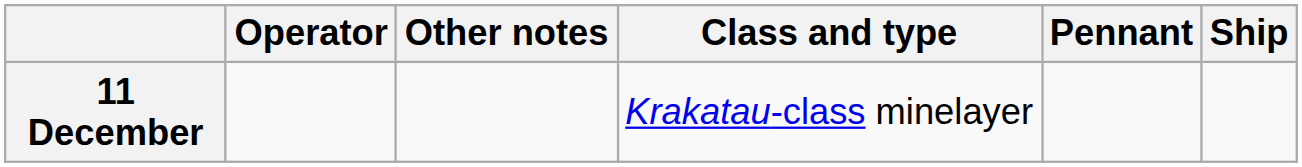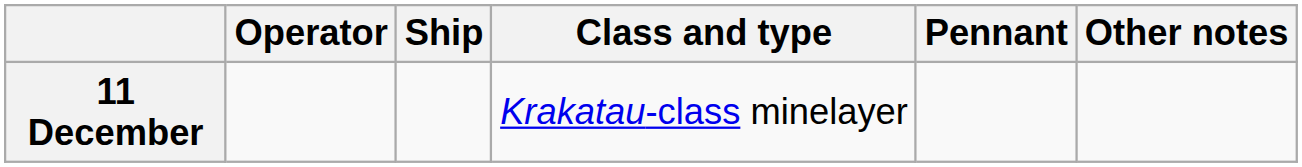columns swapped: (1249, 33) <-> (507, 33)
